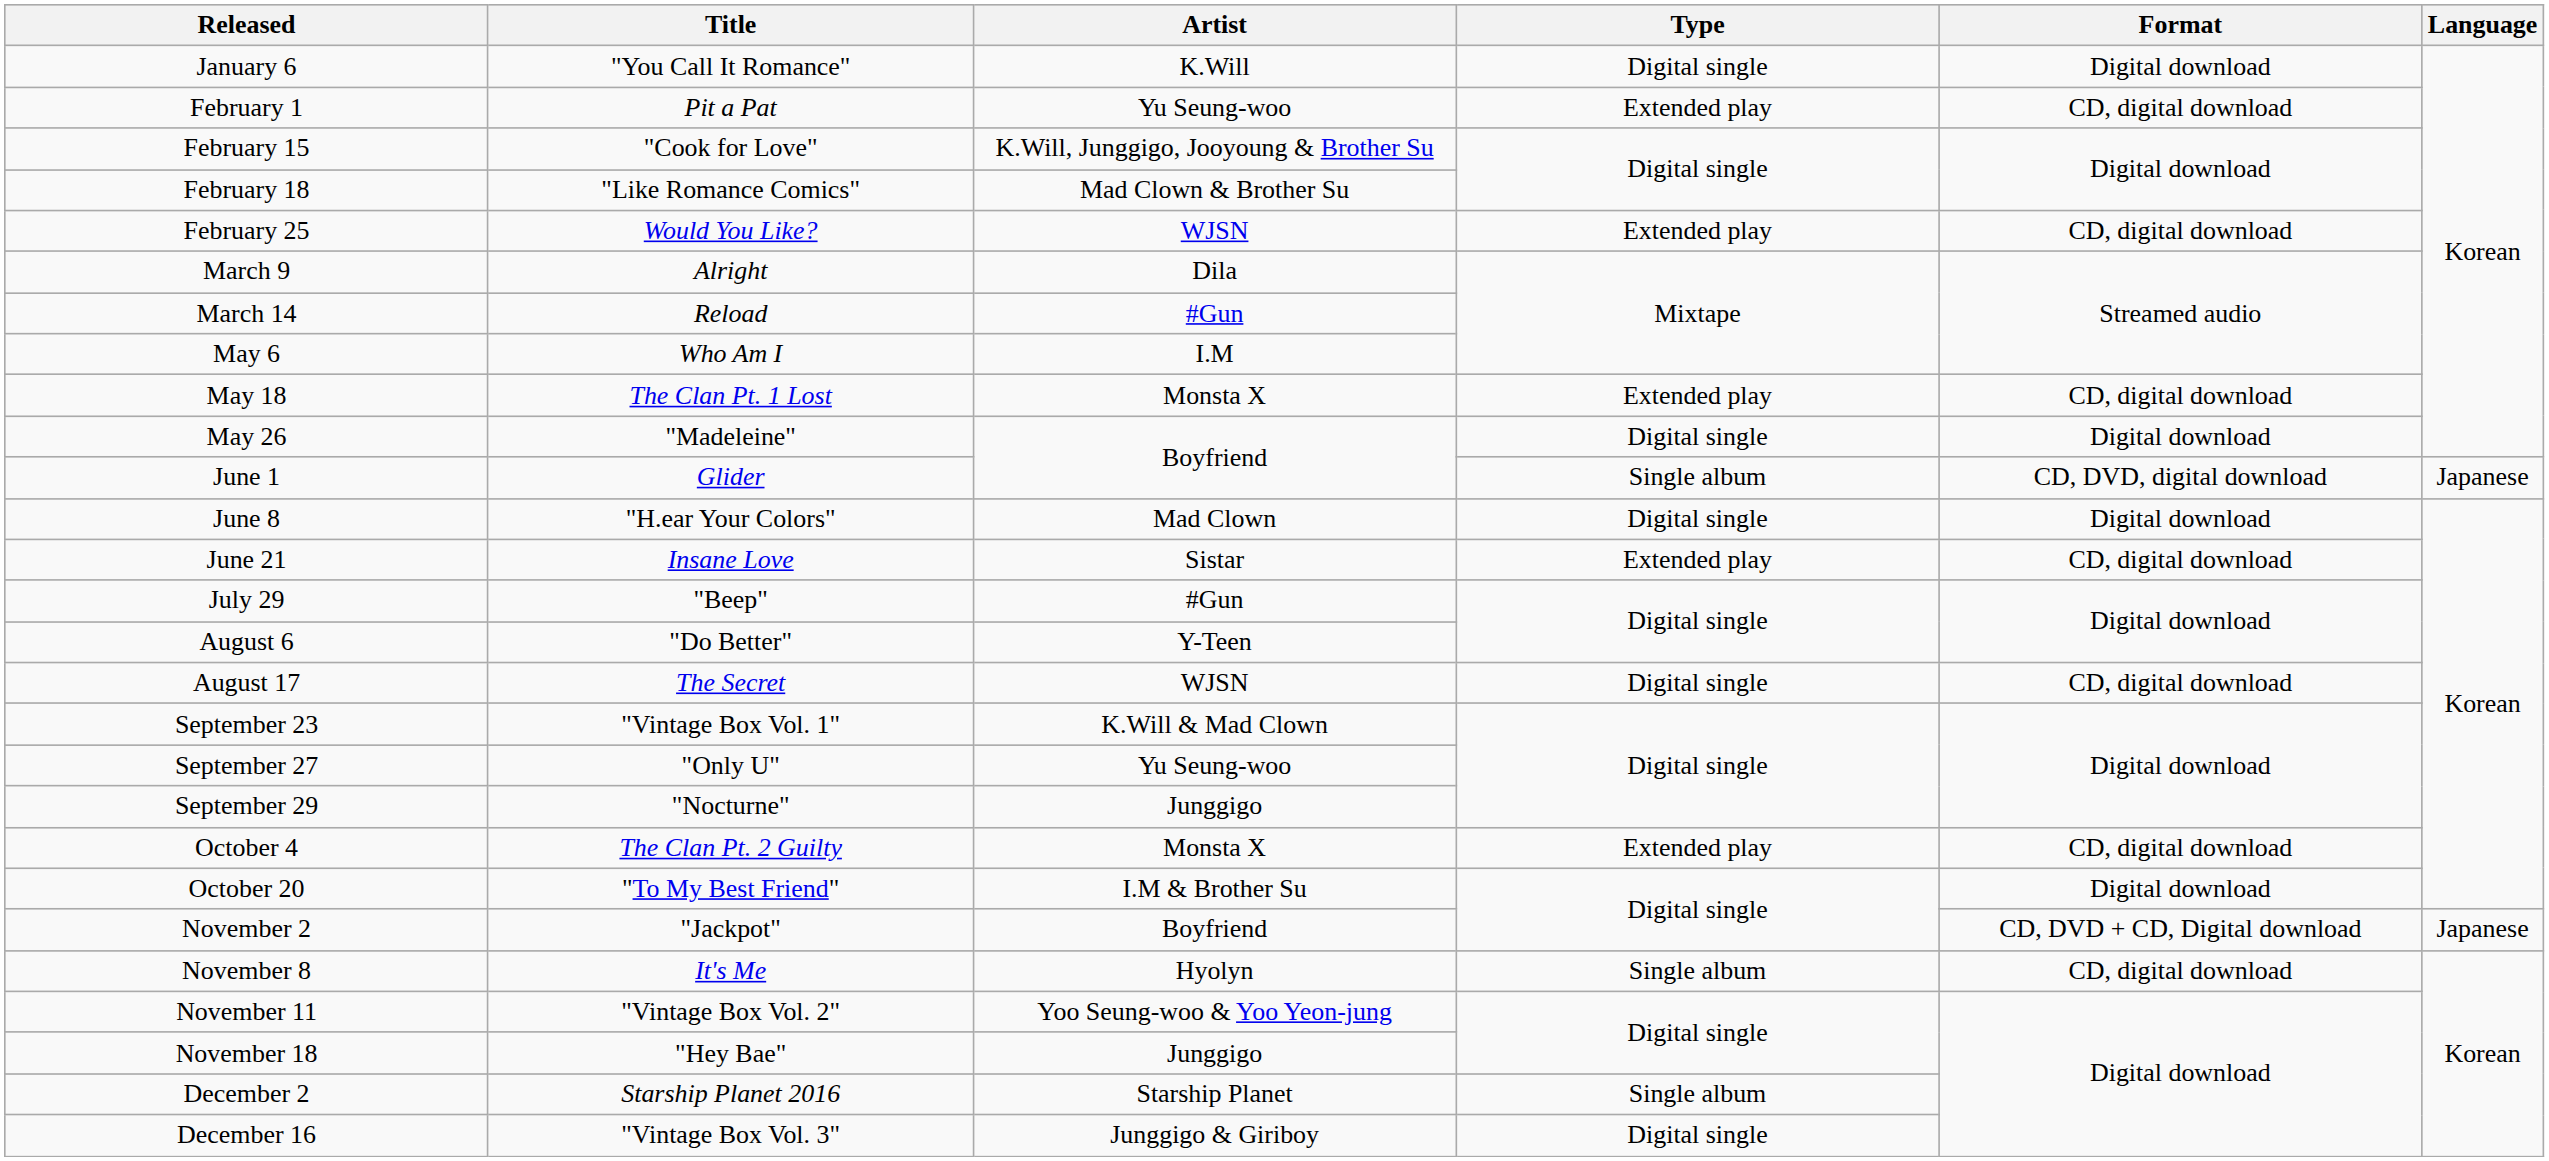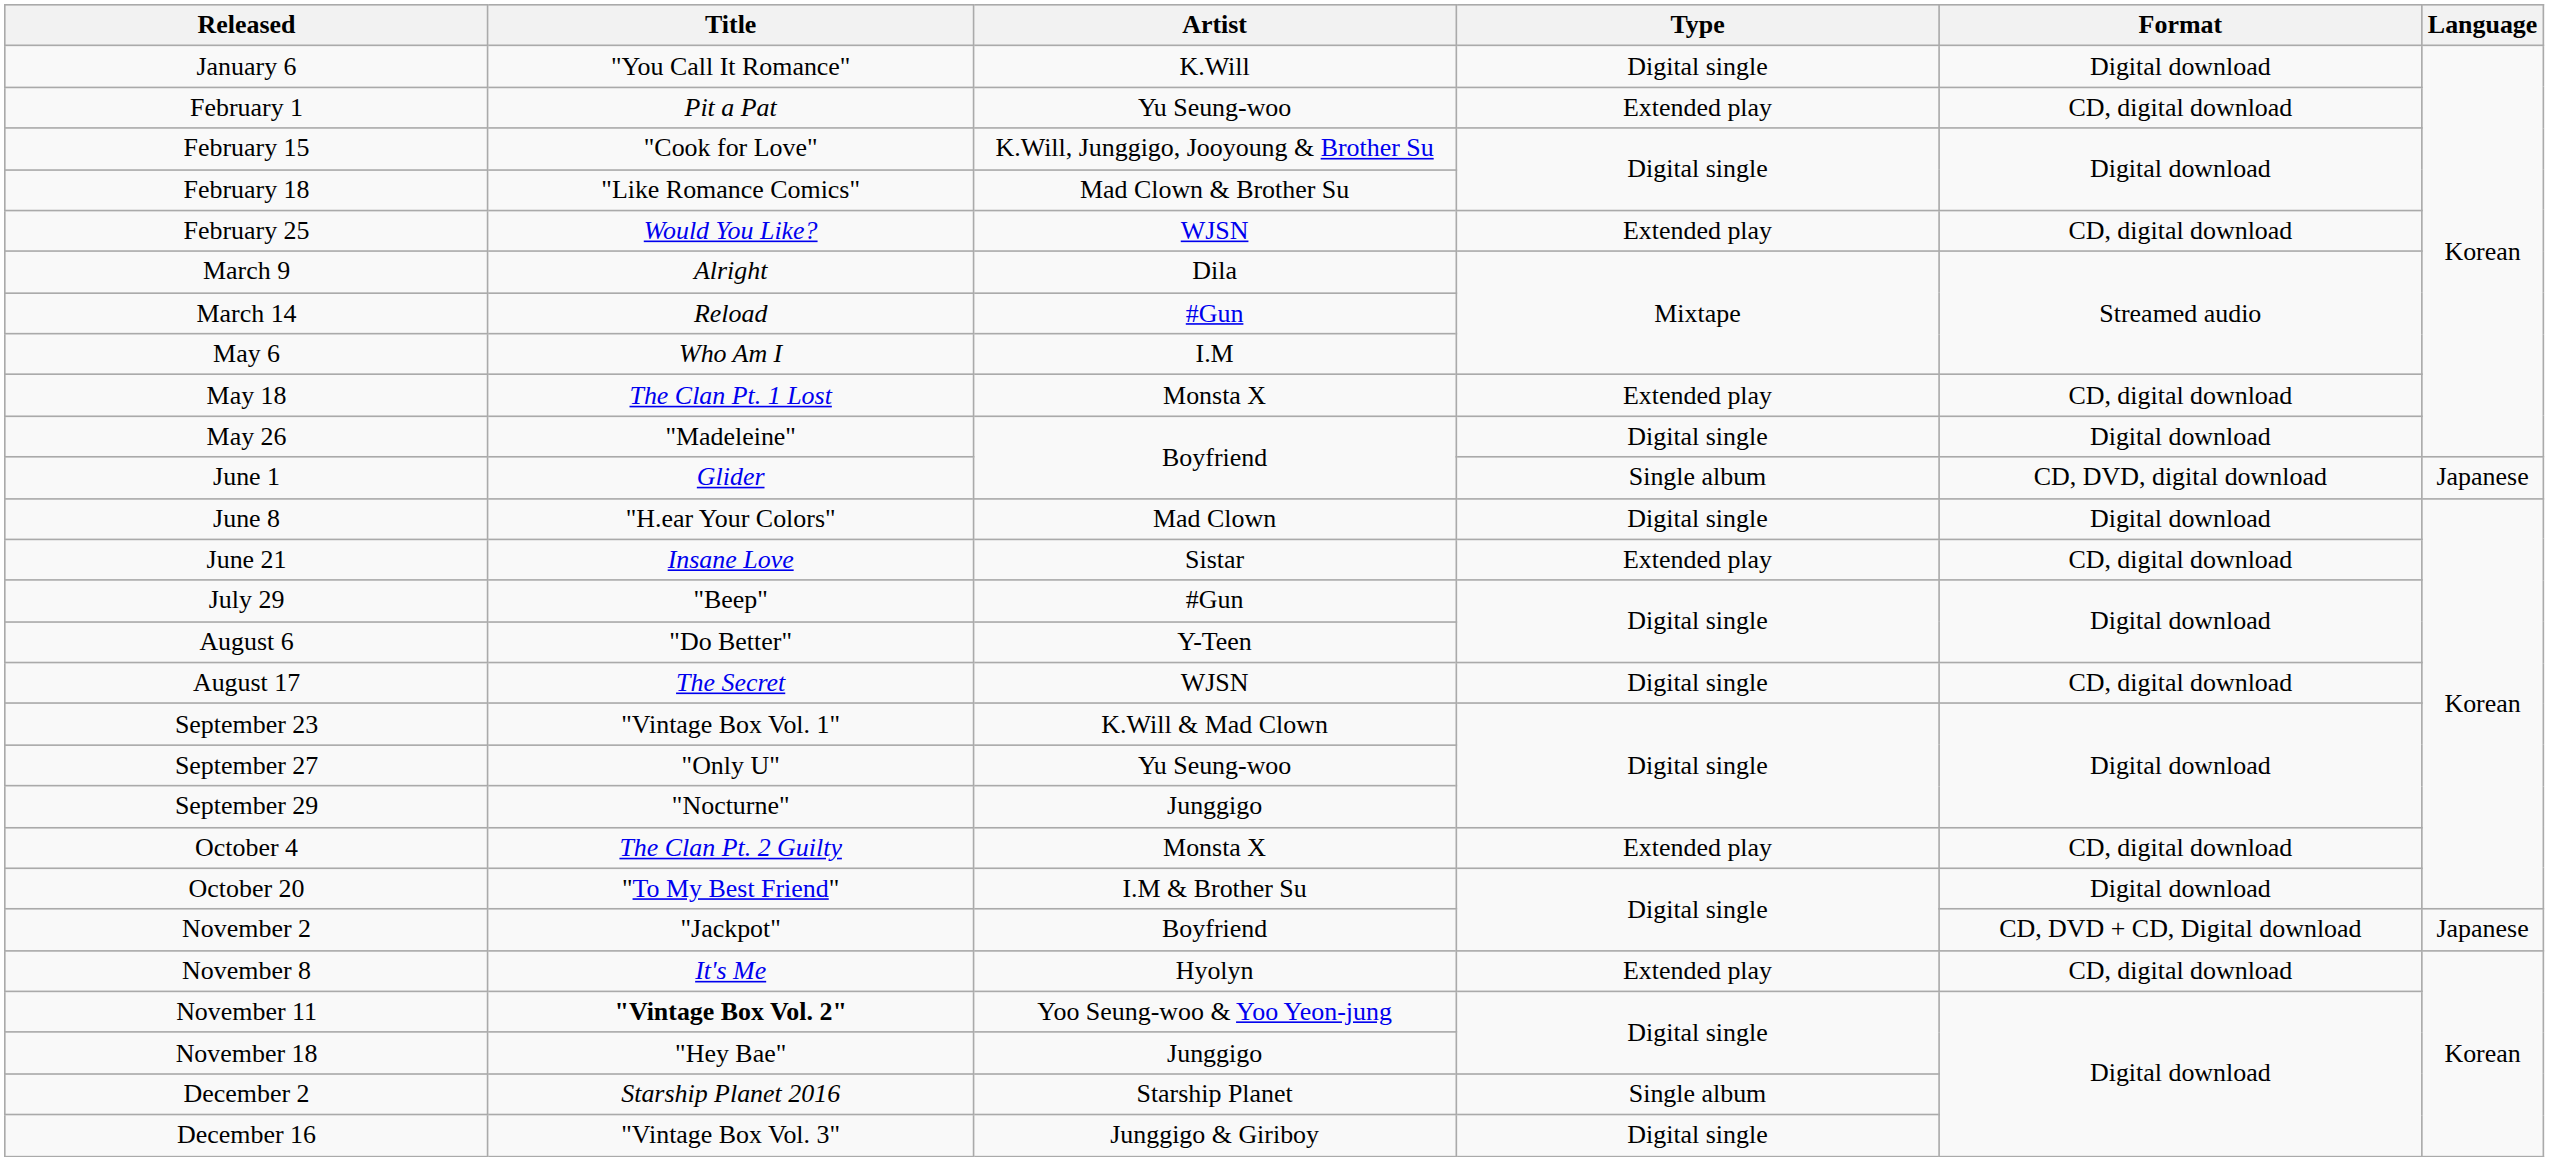(1698, 970) Single album -> (1698, 970) Extended play
(731, 1011) normal -> (731, 1011) bold
